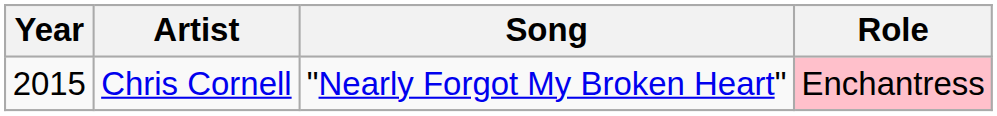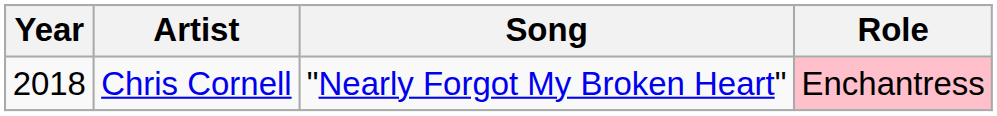(49, 82) 2015 -> (49, 82) 2018
